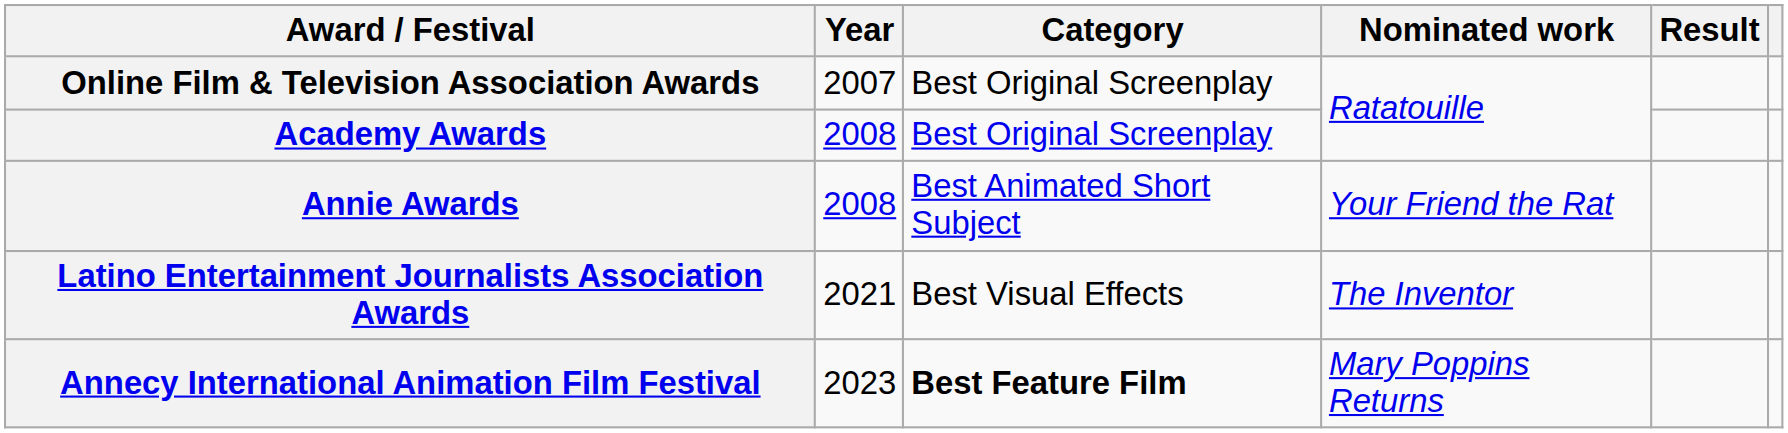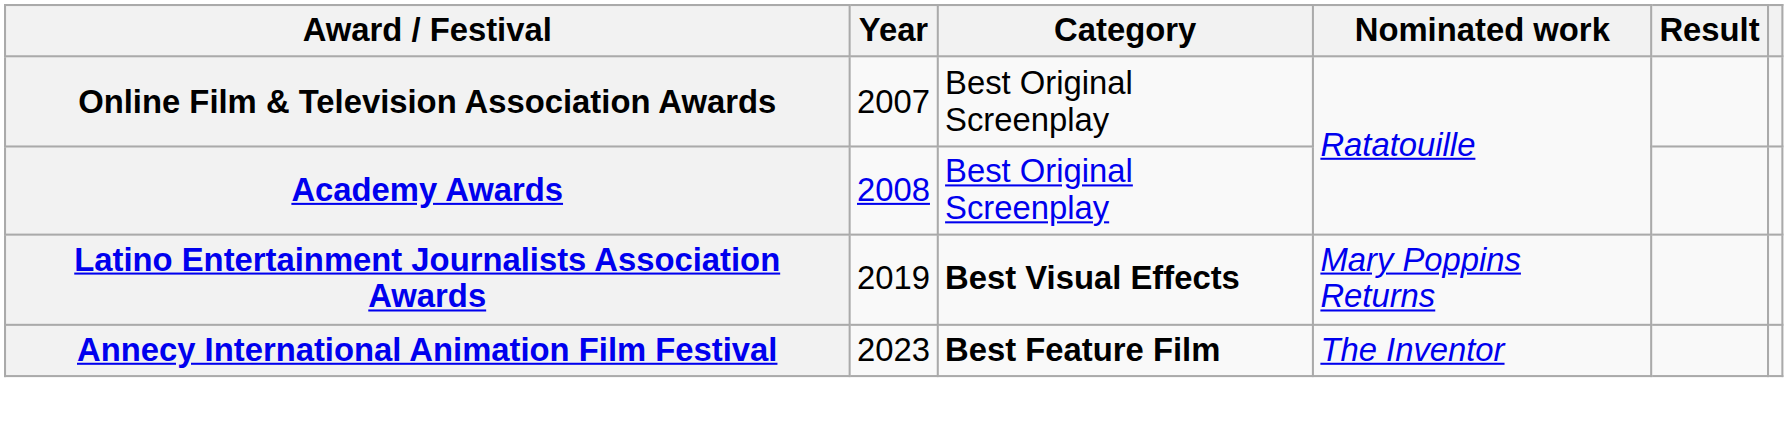- row: (410, 205)
(860, 293) 2021 -> (893, 278) 2019
(1047, 293) normal -> (1092, 278) bold
(1421, 293) The Inventor -> (1421, 278) Mary Poppins Returns
(1429, 382) Mary Poppins Returns -> (1412, 349) The Inventor
